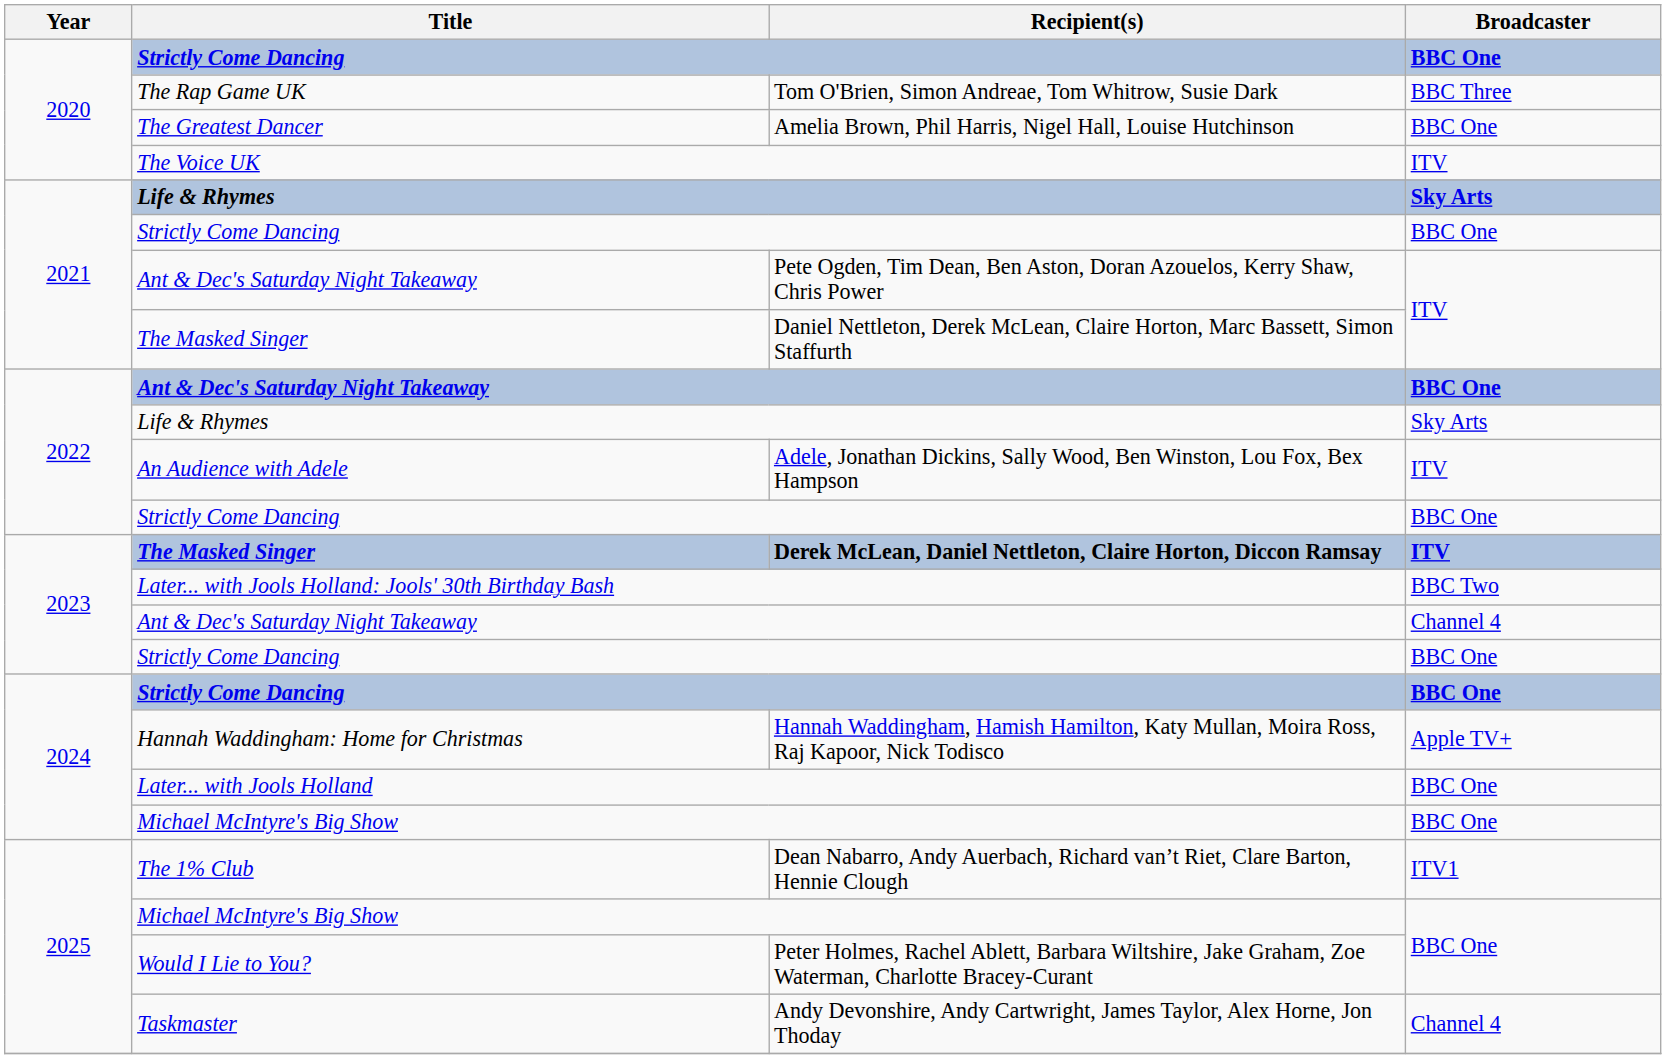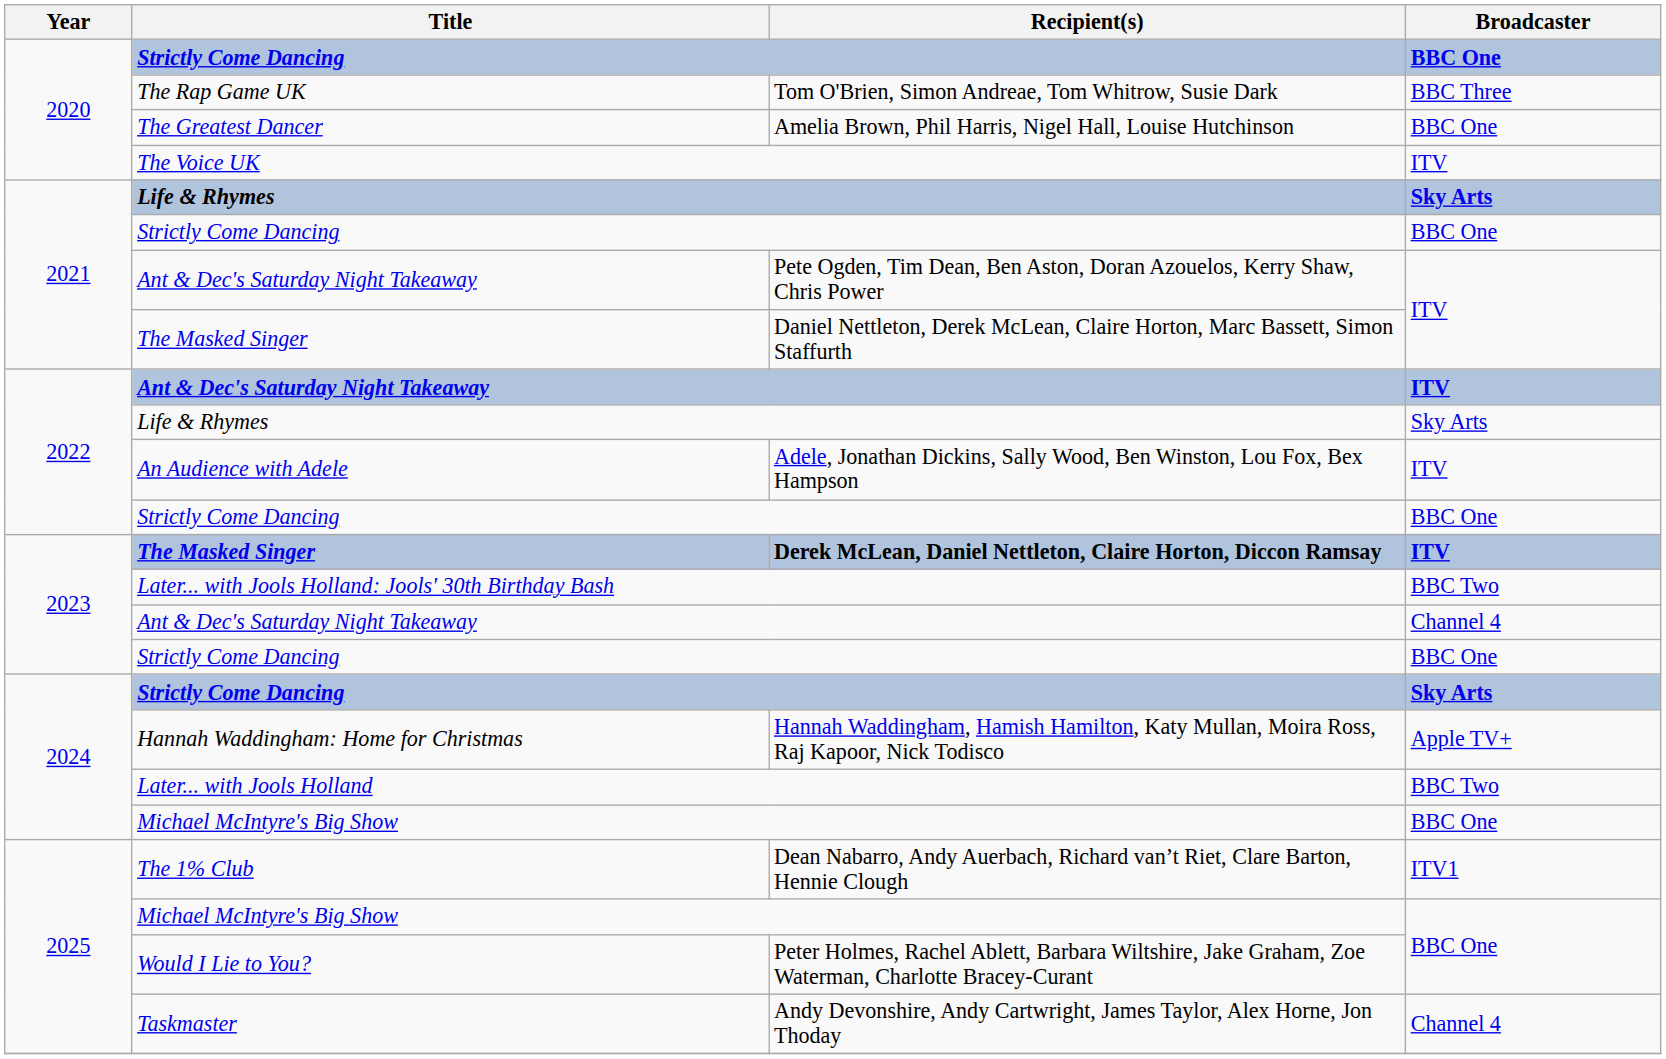(1456, 386) BBC One -> (1430, 386) ITV
(1456, 691) BBC One -> (1452, 691) Sky Arts
(1454, 786) BBC One -> (1455, 786) BBC Two
